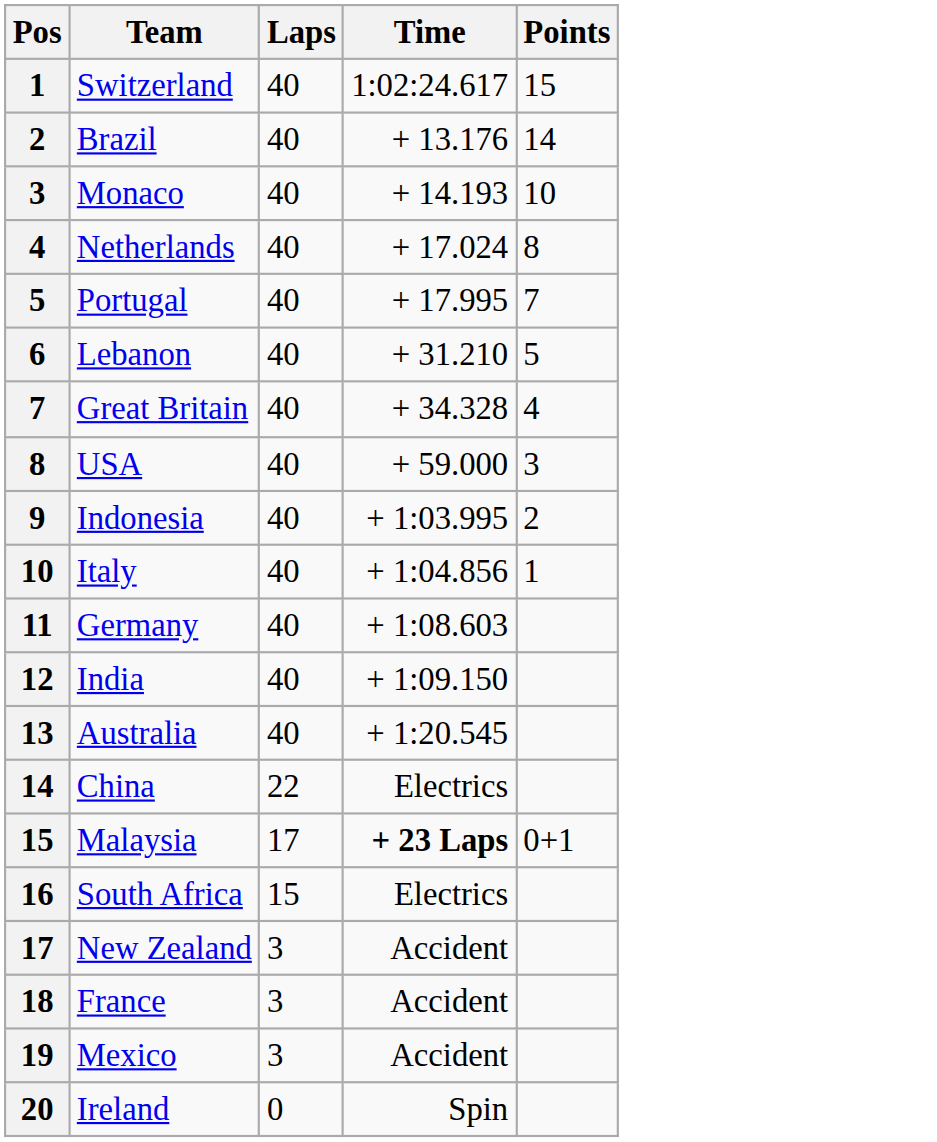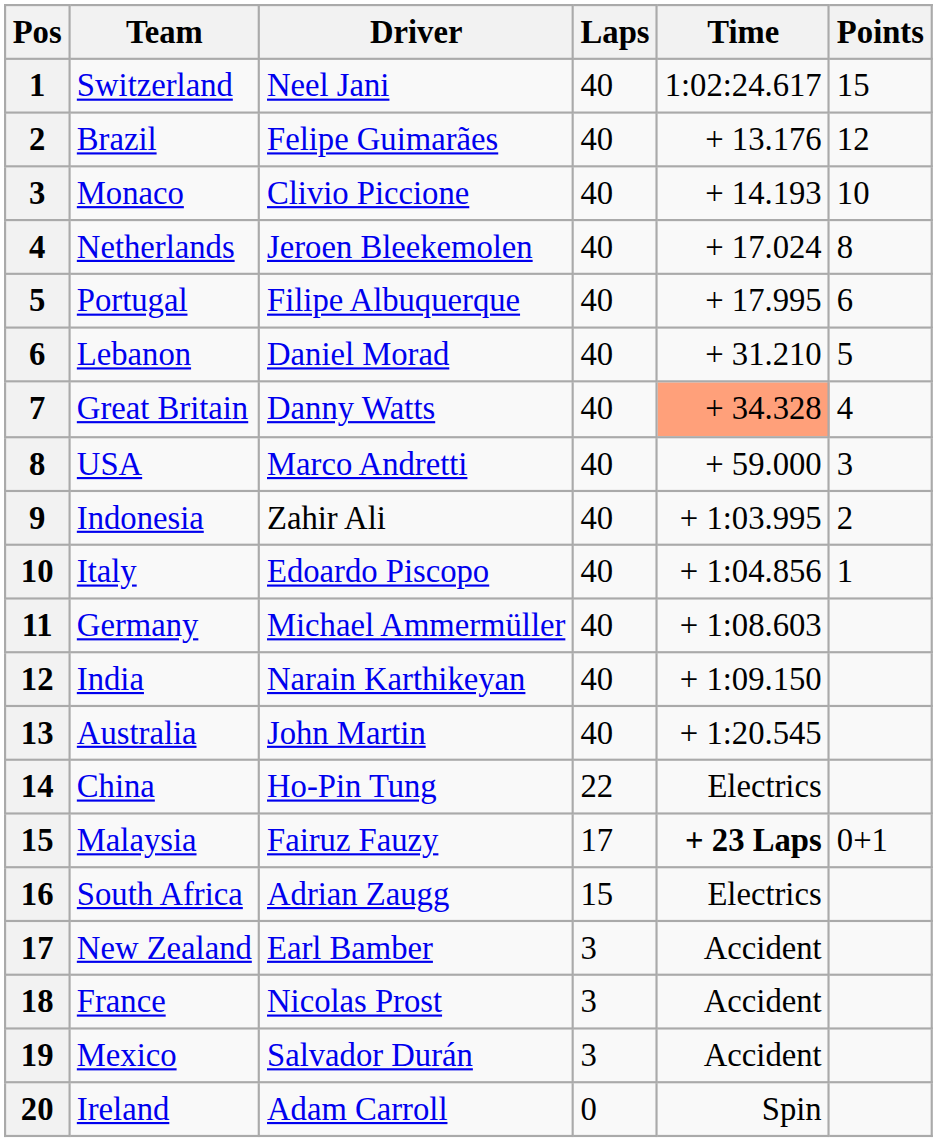+ column: (416, 31)
(540, 139) 14 -> (853, 139) 12
(531, 301) 7 -> (845, 301) 6
(450, 408) no background -> (763, 408) lightsalmon background
